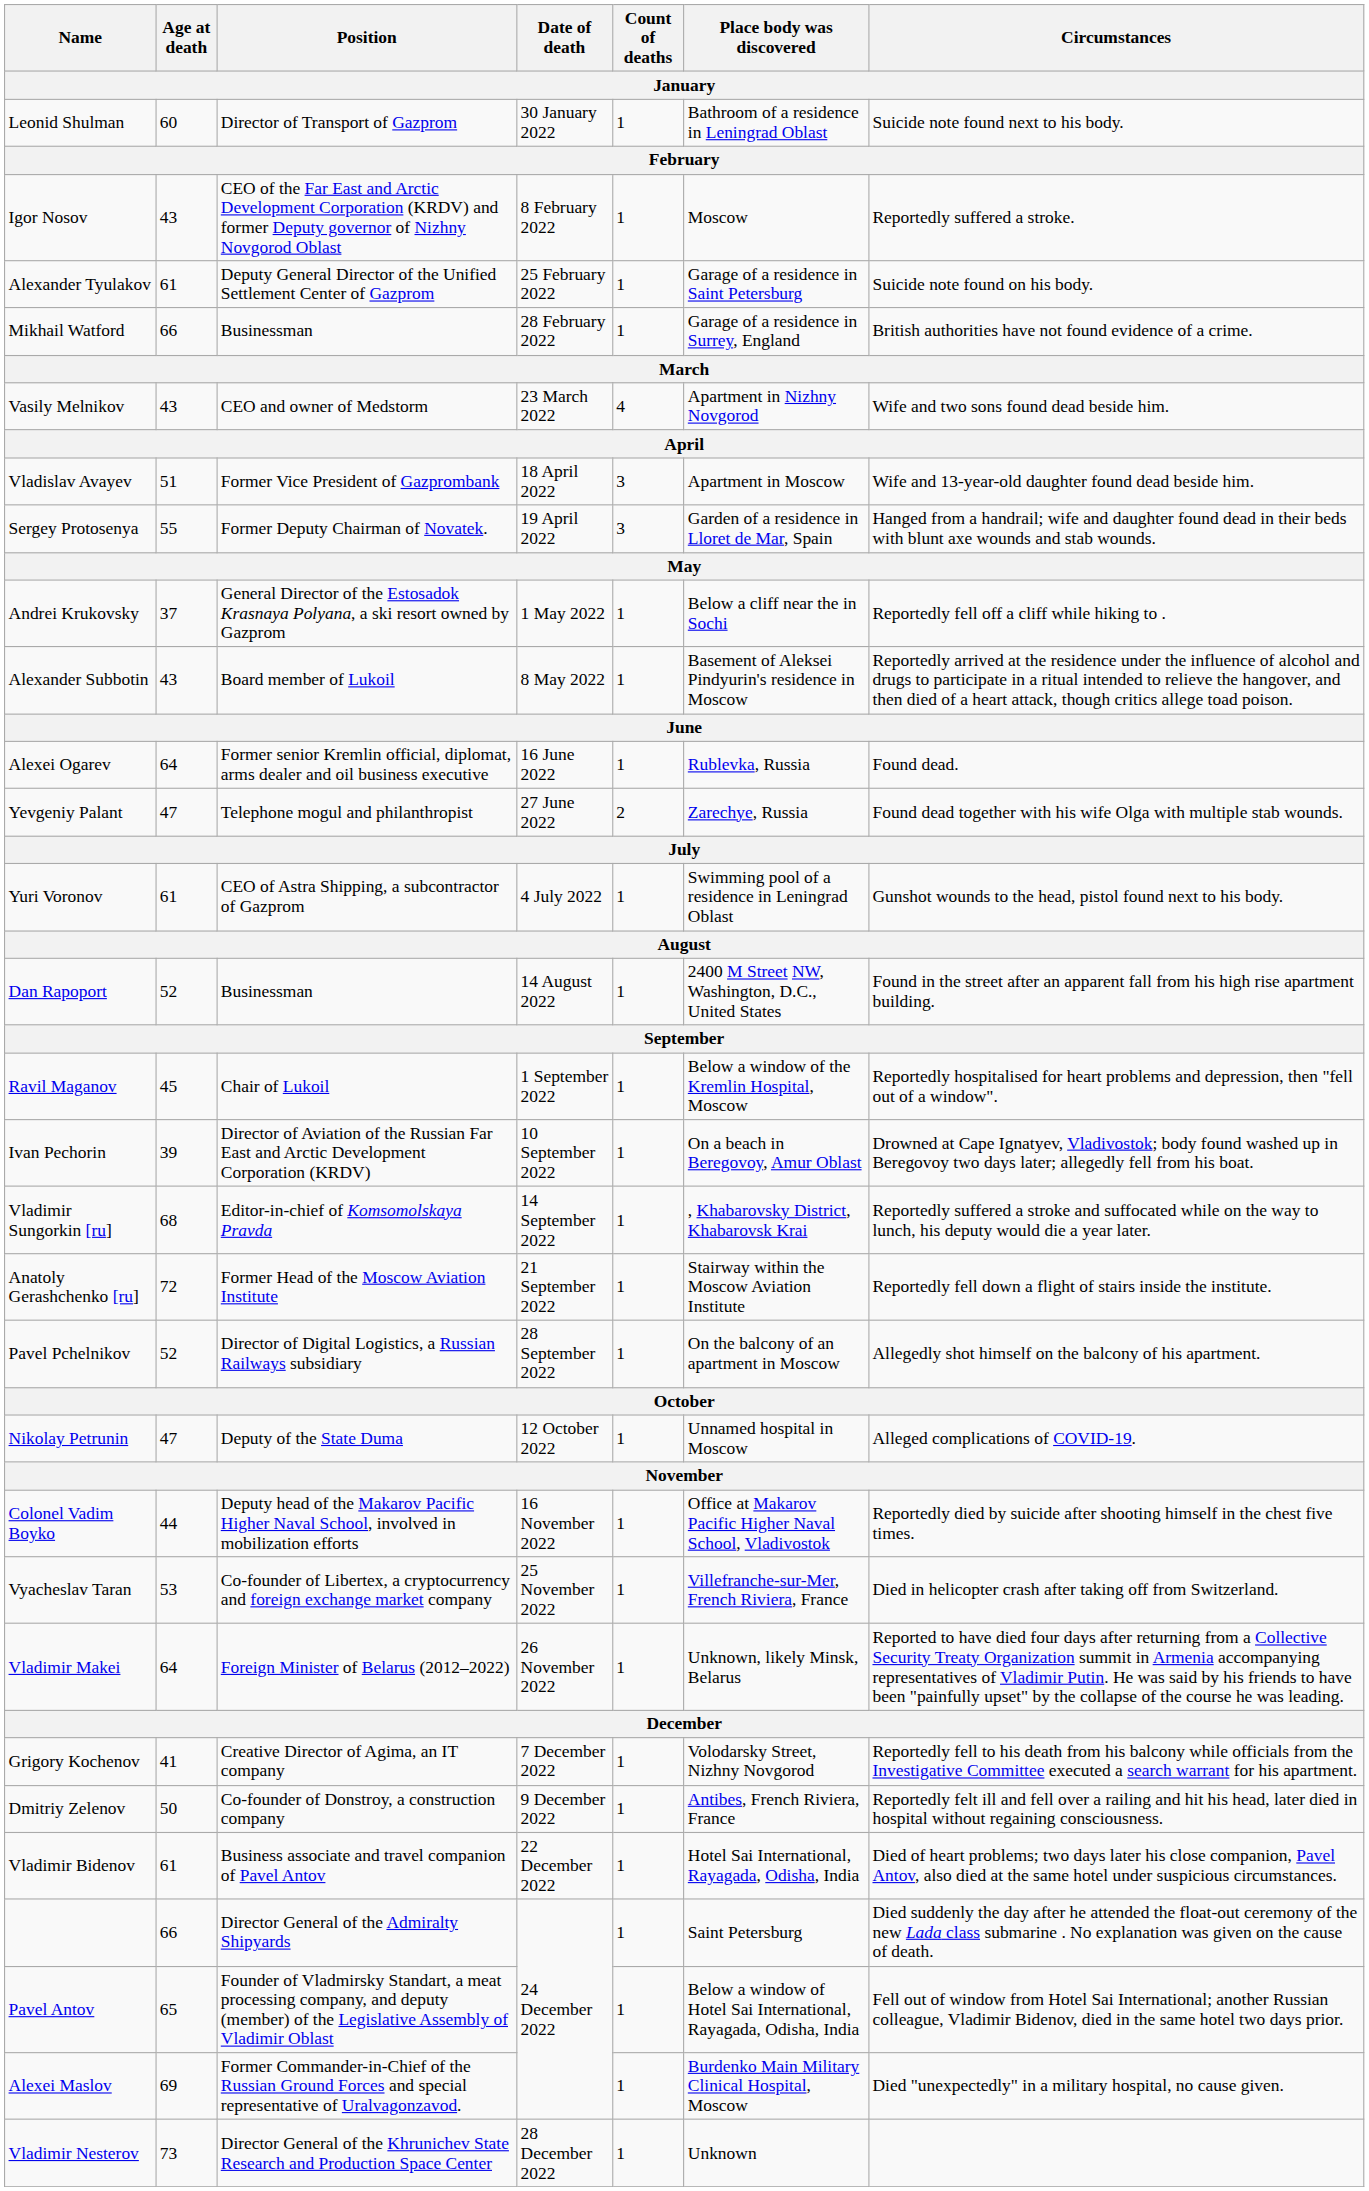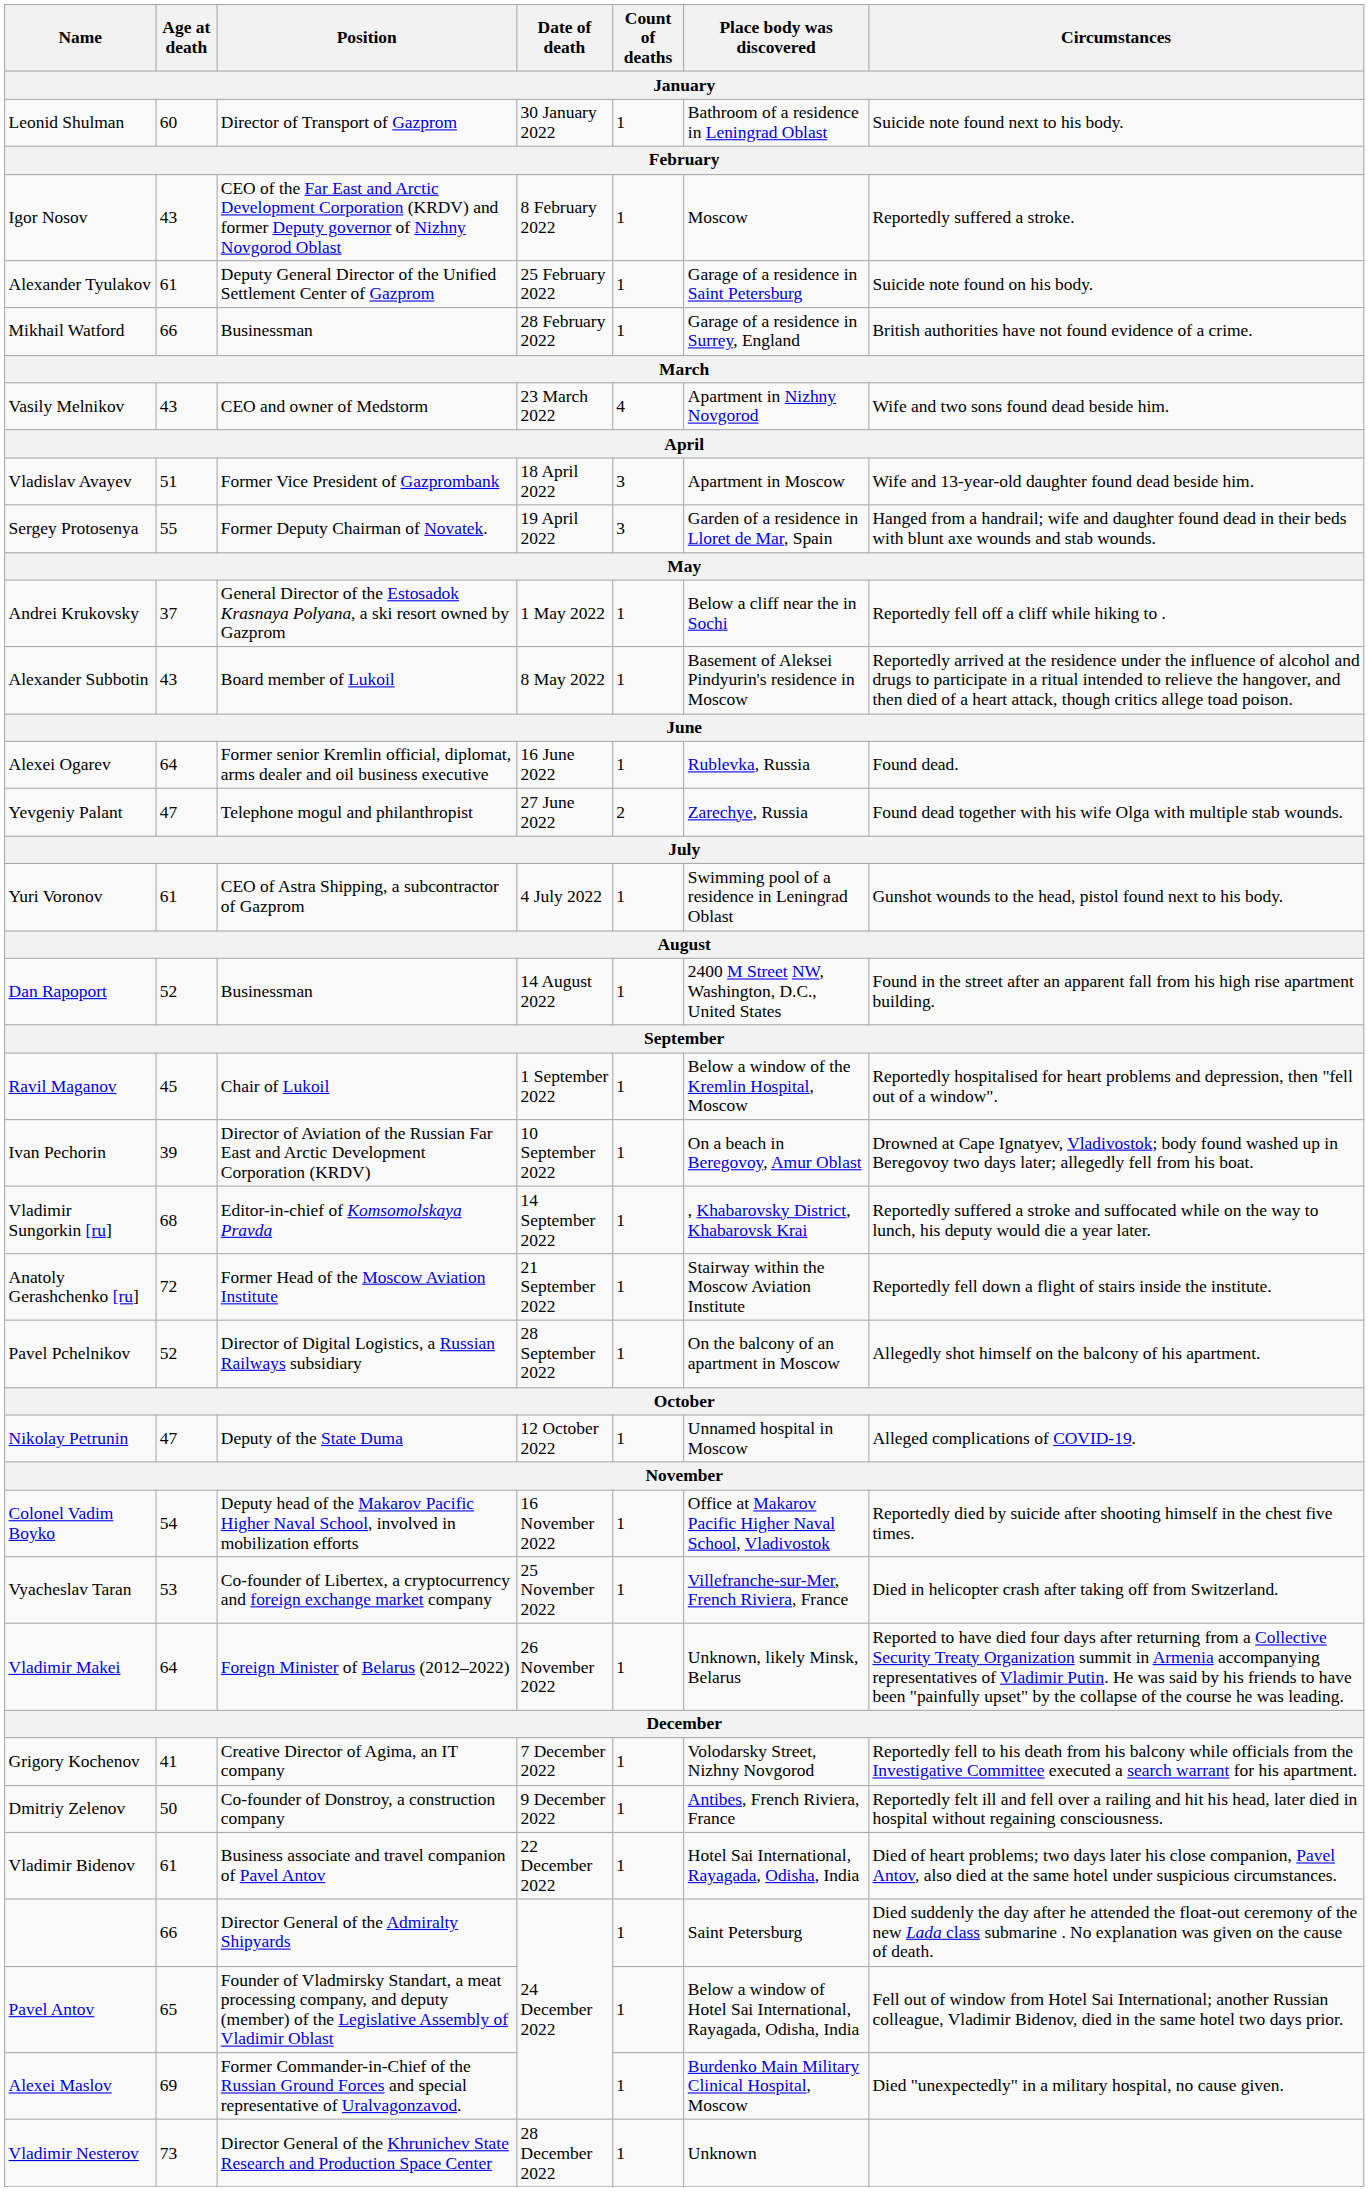(169, 1523) 44 -> (169, 1523) 54
